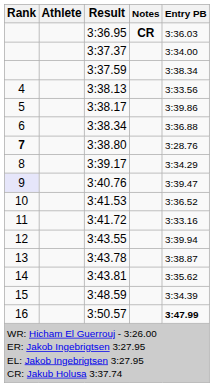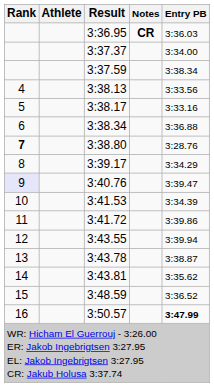(181, 108) 3:39.86 -> (181, 108) 3:33.16
(181, 202) 3:36.52 -> (181, 202) 3:34.39
(181, 221) 3:33.16 -> (181, 221) 3:39.86
(181, 296) 3:34.39 -> (181, 296) 3:36.52
